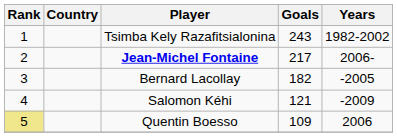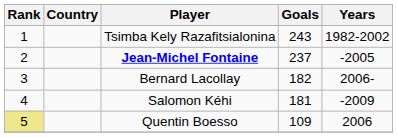(300, 57) 217 -> (300, 57) 237
(357, 57) 2006- -> (357, 57) -2005
(357, 79) -2005 -> (357, 79) 2006-
(300, 100) 121 -> (300, 100) 181
